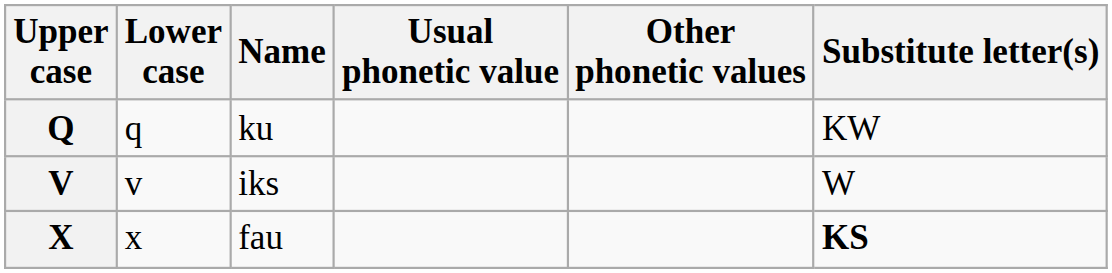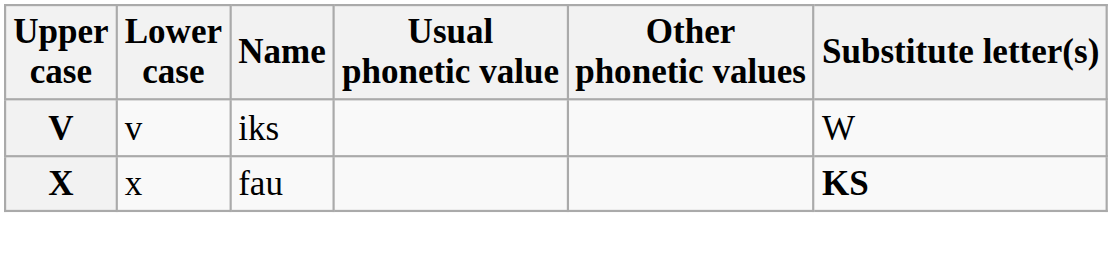- row: (61, 127)
